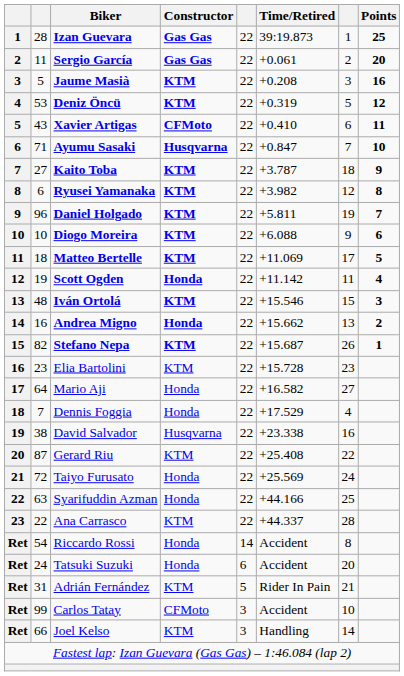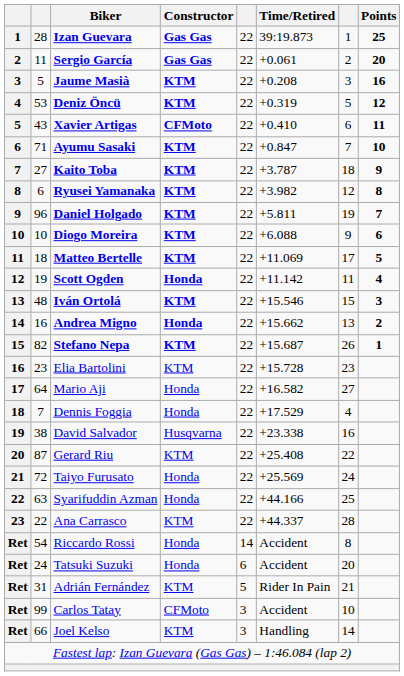(196, 147) Husqvarna -> (180, 147) KTM
